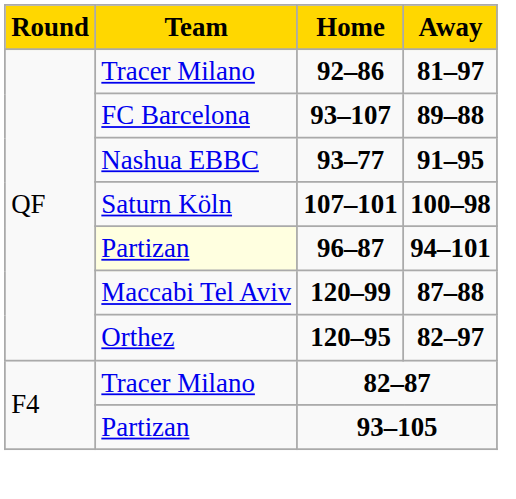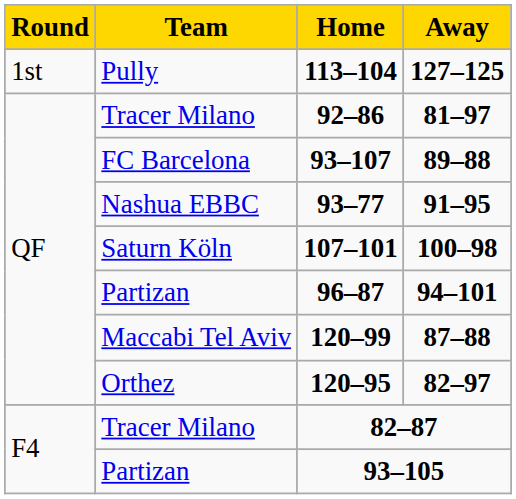+ row: (351, 71)
(145, 248) lightyellow background -> (145, 293) no background
